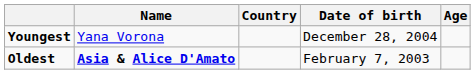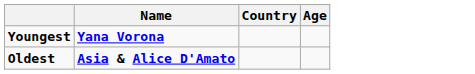- column: (370, 15)
(121, 37) normal -> (121, 37) bold
